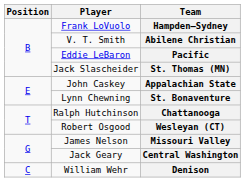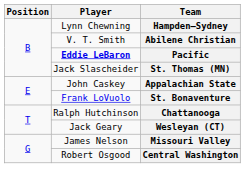(96, 26) Frank LoVuolo -> (96, 26) Lynn Chewning
(96, 55) normal -> (96, 55) bold
(96, 98) Lynn Chewning -> (96, 98) Frank LoVuolo
(96, 127) Robert Osgood -> (96, 127) Jack Geary
(96, 156) Jack Geary -> (96, 156) Robert Osgood
- row: (191, 170)
